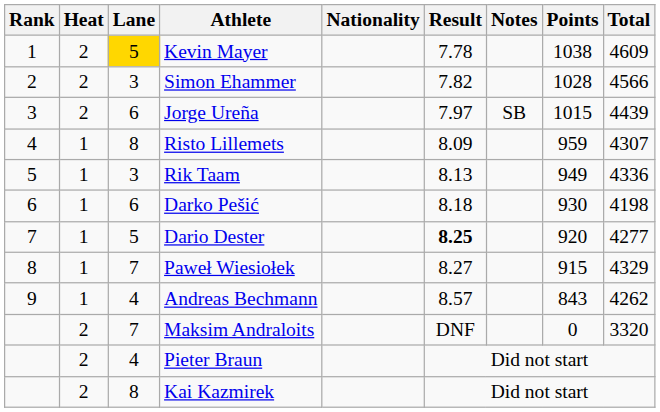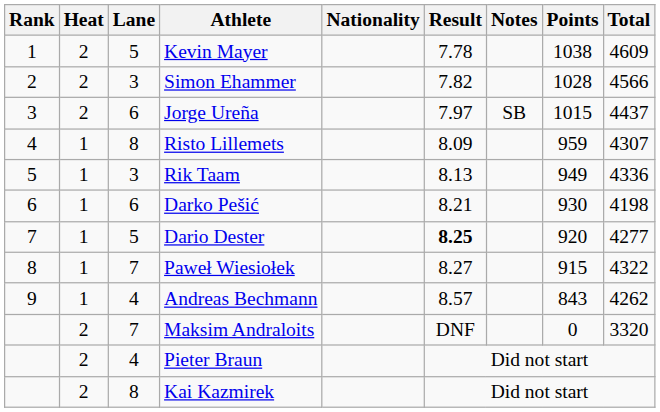(134, 50) gold background -> (134, 50) no background
(629, 112) 4439 -> (629, 112) 4437
(455, 205) 8.18 -> (455, 205) 8.21
(629, 267) 4329 -> (629, 267) 4322
